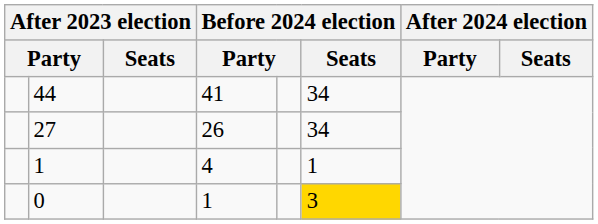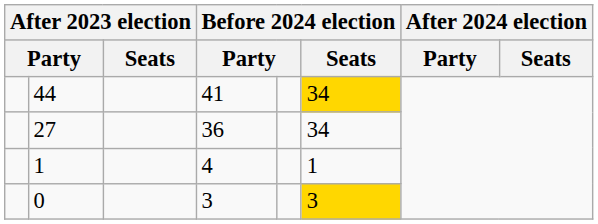(318, 93) no background -> (318, 93) gold background
(213, 129) 26 -> (213, 129) 36
(207, 201) 1 -> (207, 201) 3
